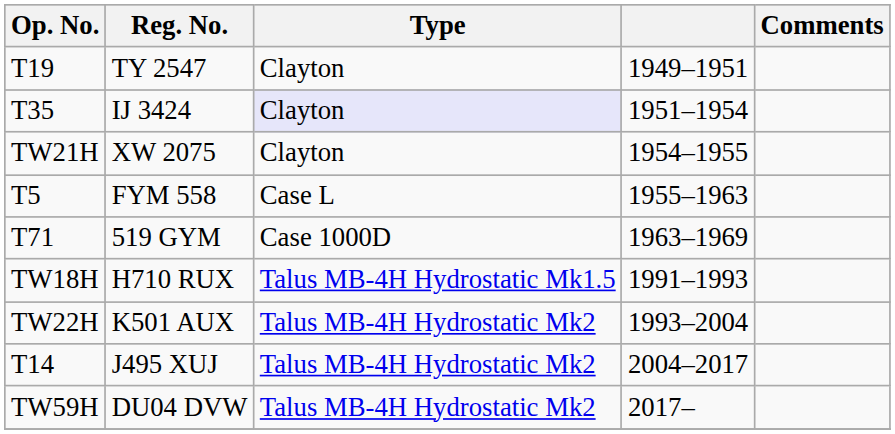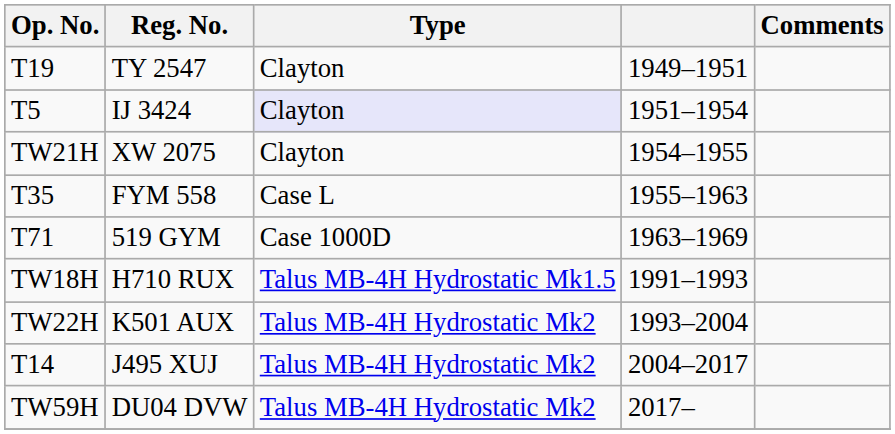(33, 110) T35 -> (26, 110) T5
(26, 195) T5 -> (33, 195) T35
